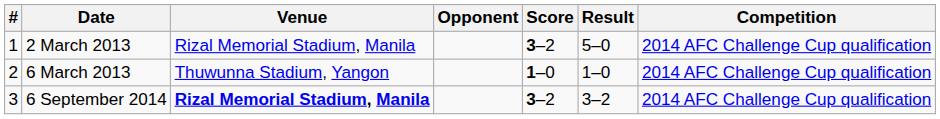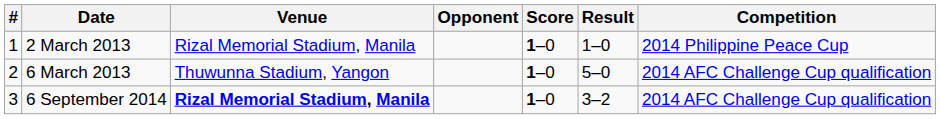(541, 45) 3–2 -> (541, 45) 1–0
(596, 45) 5–0 -> (596, 45) 1–0
(787, 45) 2014 AFC Challenge Cup qualification -> (745, 45) 2014 Philippine Peace Cup
(596, 72) 1–0 -> (596, 72) 5–0
(541, 99) 3–2 -> (541, 99) 1–0
